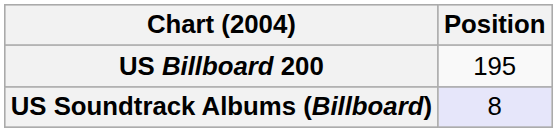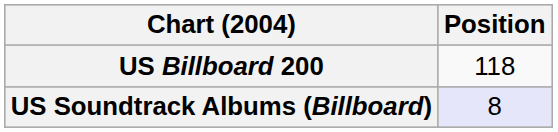(495, 65) 195 -> (495, 65) 118
